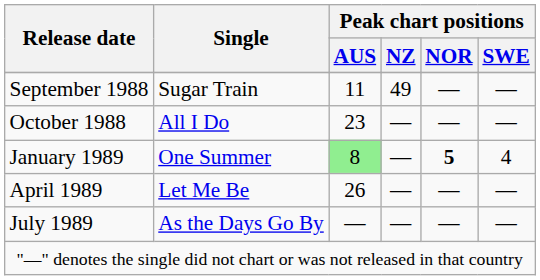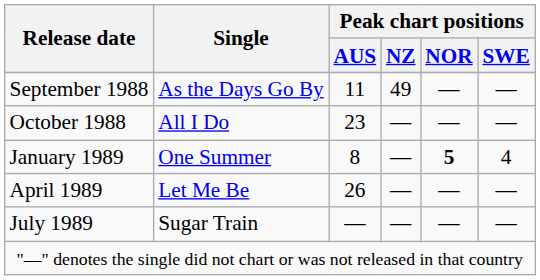(208, 88) Sugar Train -> (241, 88) As the Days Go By
(355, 156) lightgreen background -> (355, 156) no background
(241, 223) As the Days Go By -> (208, 223) Sugar Train
